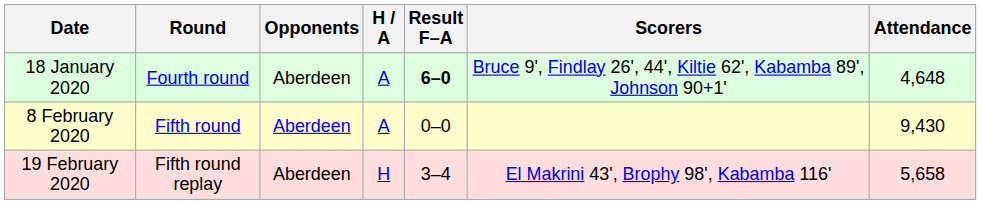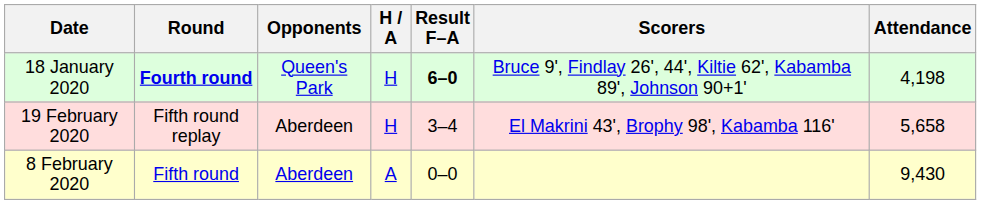(198, 77) normal -> (196, 77) bold
(312, 77) Aberdeen -> (314, 77) Queen's Park
(384, 77) A -> (391, 77) H
(923, 77) 4,648 -> (923, 77) 4,198
rows swapped: (70, 125) <-> (70, 174)
